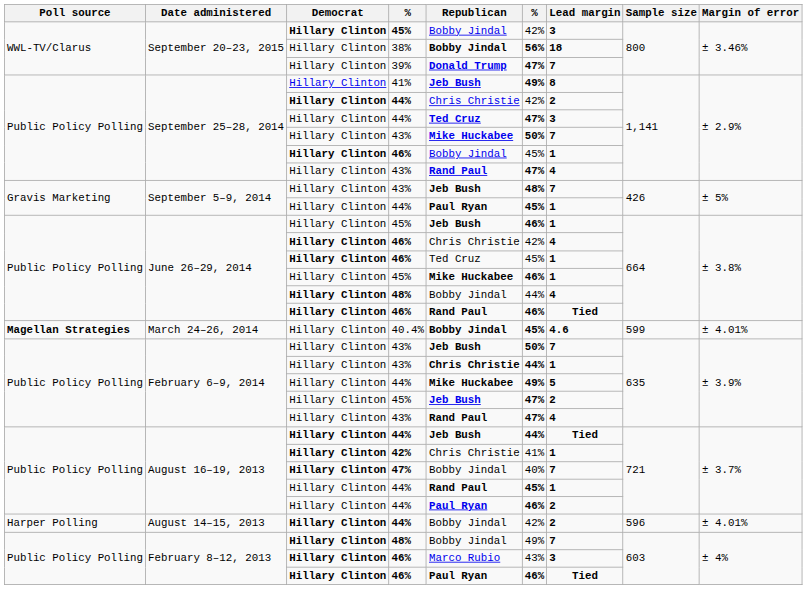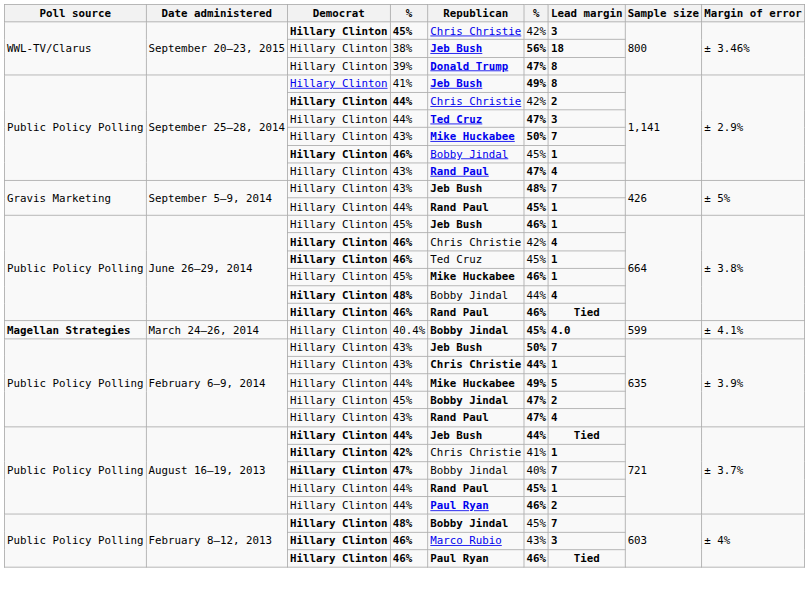(468, 31) Bobby Jindal -> (476, 31) Chris Christie
(468, 48) Bobby Jindal -> (456, 48) Jeb Bush
(553, 66) 7 -> (554, 66) 8
(458, 207) Paul Ryan -> (460, 207) Rand Paul
(559, 330) 4.6 -> (561, 330) 4.0
(725, 330) ± 4.01% -> (724, 330) ± 4.1%
(455, 400) Jeb Bush -> (469, 400) Bobby Jindal
- row: (206, 523)
(468, 541) normal -> (469, 523) bold
(534, 541) 49% -> (536, 523) 45%
